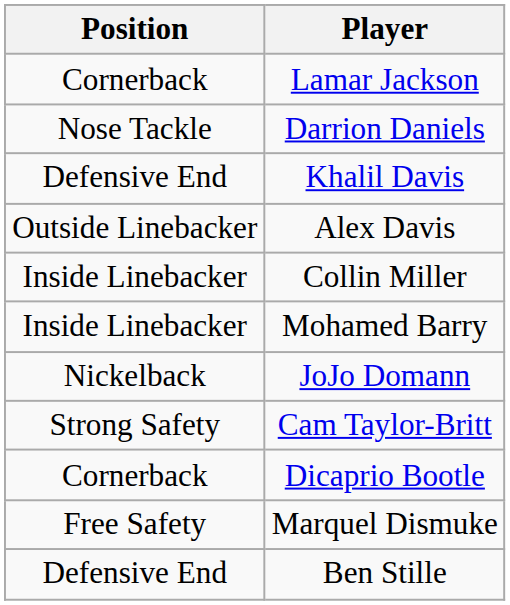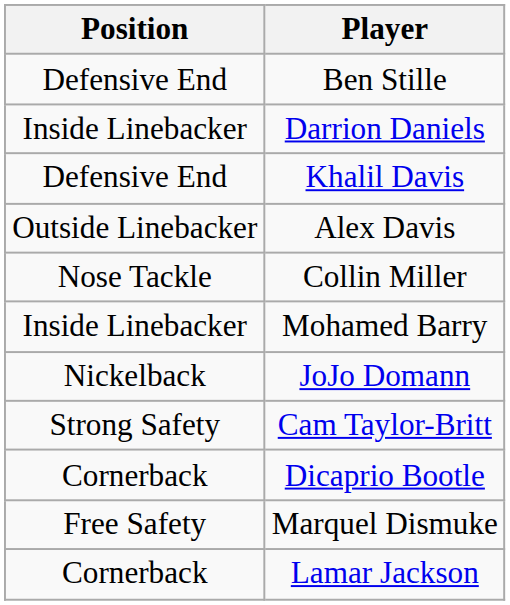rows swapped: (385, 573) <-> (385, 78)
(135, 128) Nose Tackle -> (135, 128) Inside Linebacker
(135, 276) Inside Linebacker -> (135, 276) Nose Tackle
